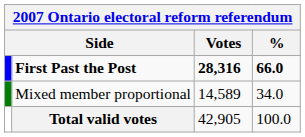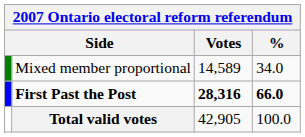rows swapped: (76, 68) <-> (103, 94)
